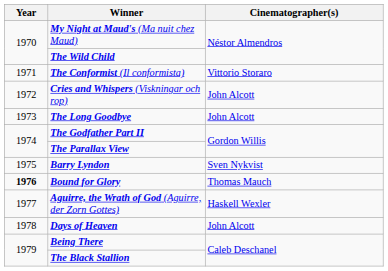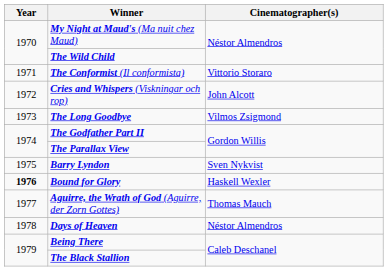(231, 116) John Alcott -> (244, 116) Vilmos Zsigmond
(239, 181) Thomas Mauch -> (239, 181) Haskell Wexler
(239, 203) Haskell Wexler -> (239, 203) Thomas Mauch
(231, 225) John Alcott -> (245, 225) Néstor Almendros
